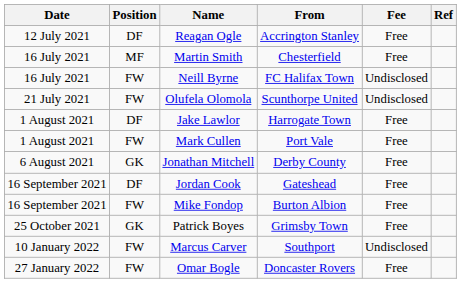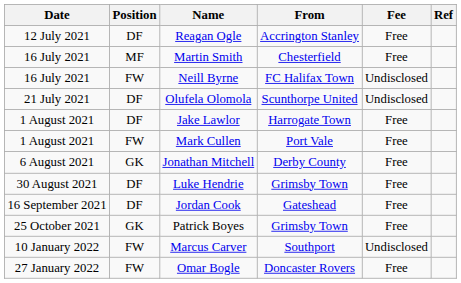(135, 99) FW -> (135, 99) DF
+ row: (208, 183)
- row: (208, 204)
